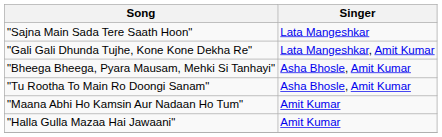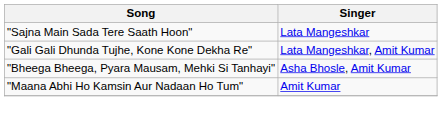- row: (108, 86)
- row: (91, 123)
